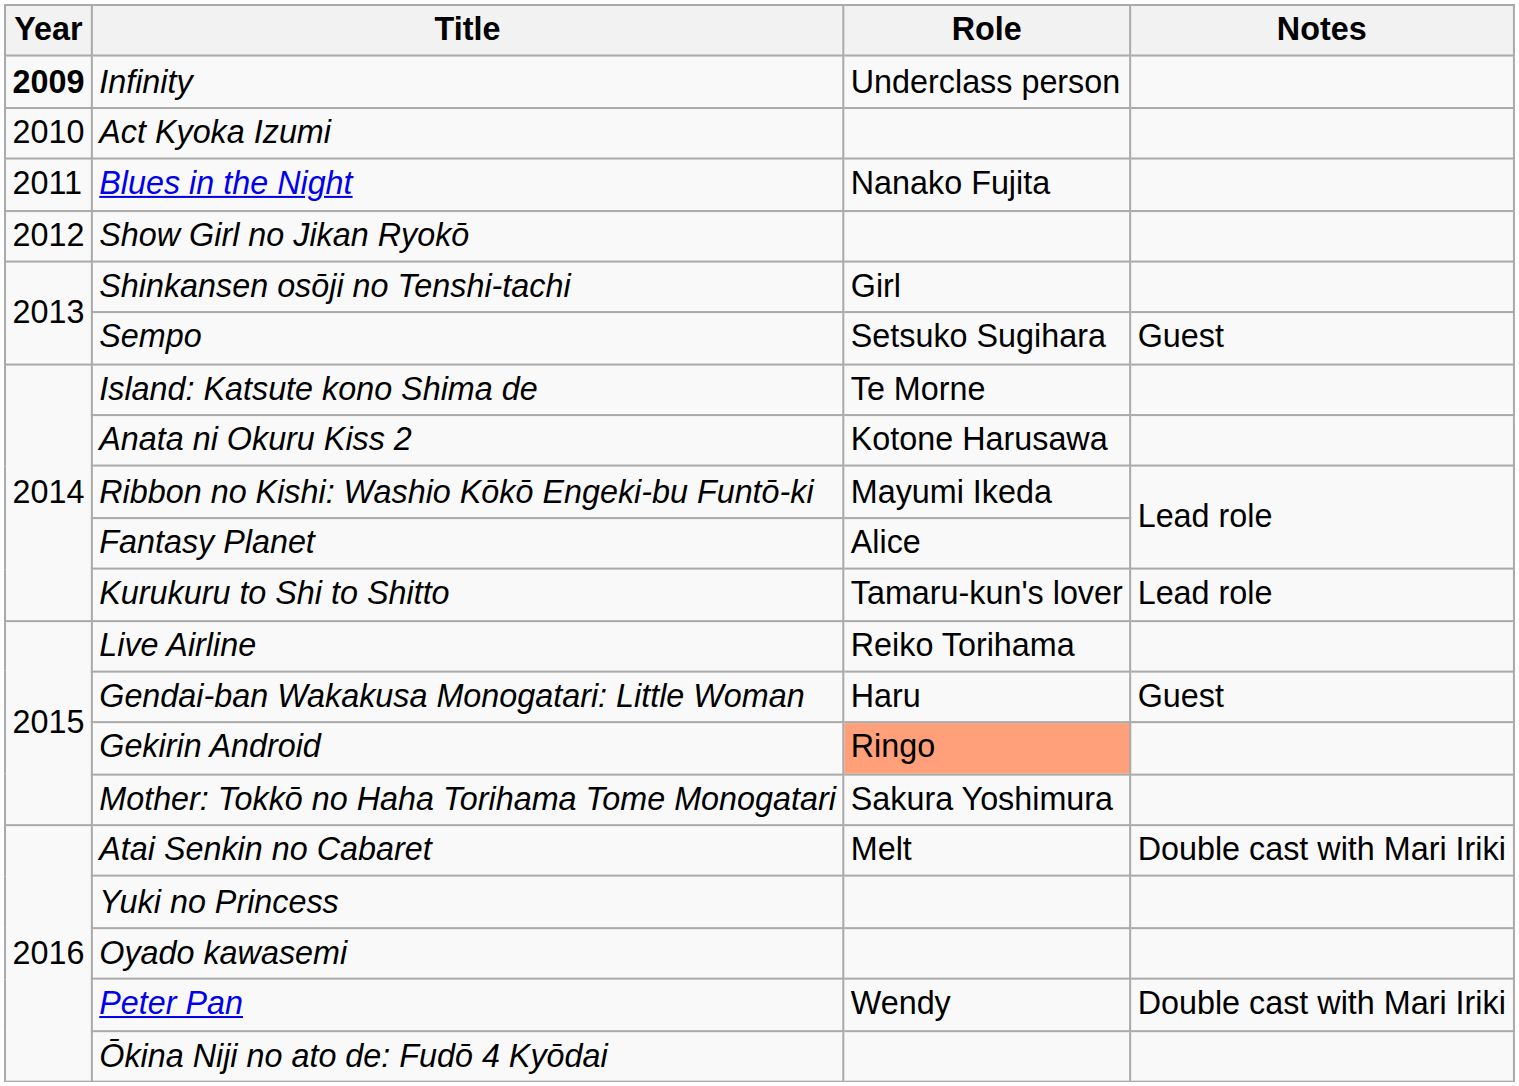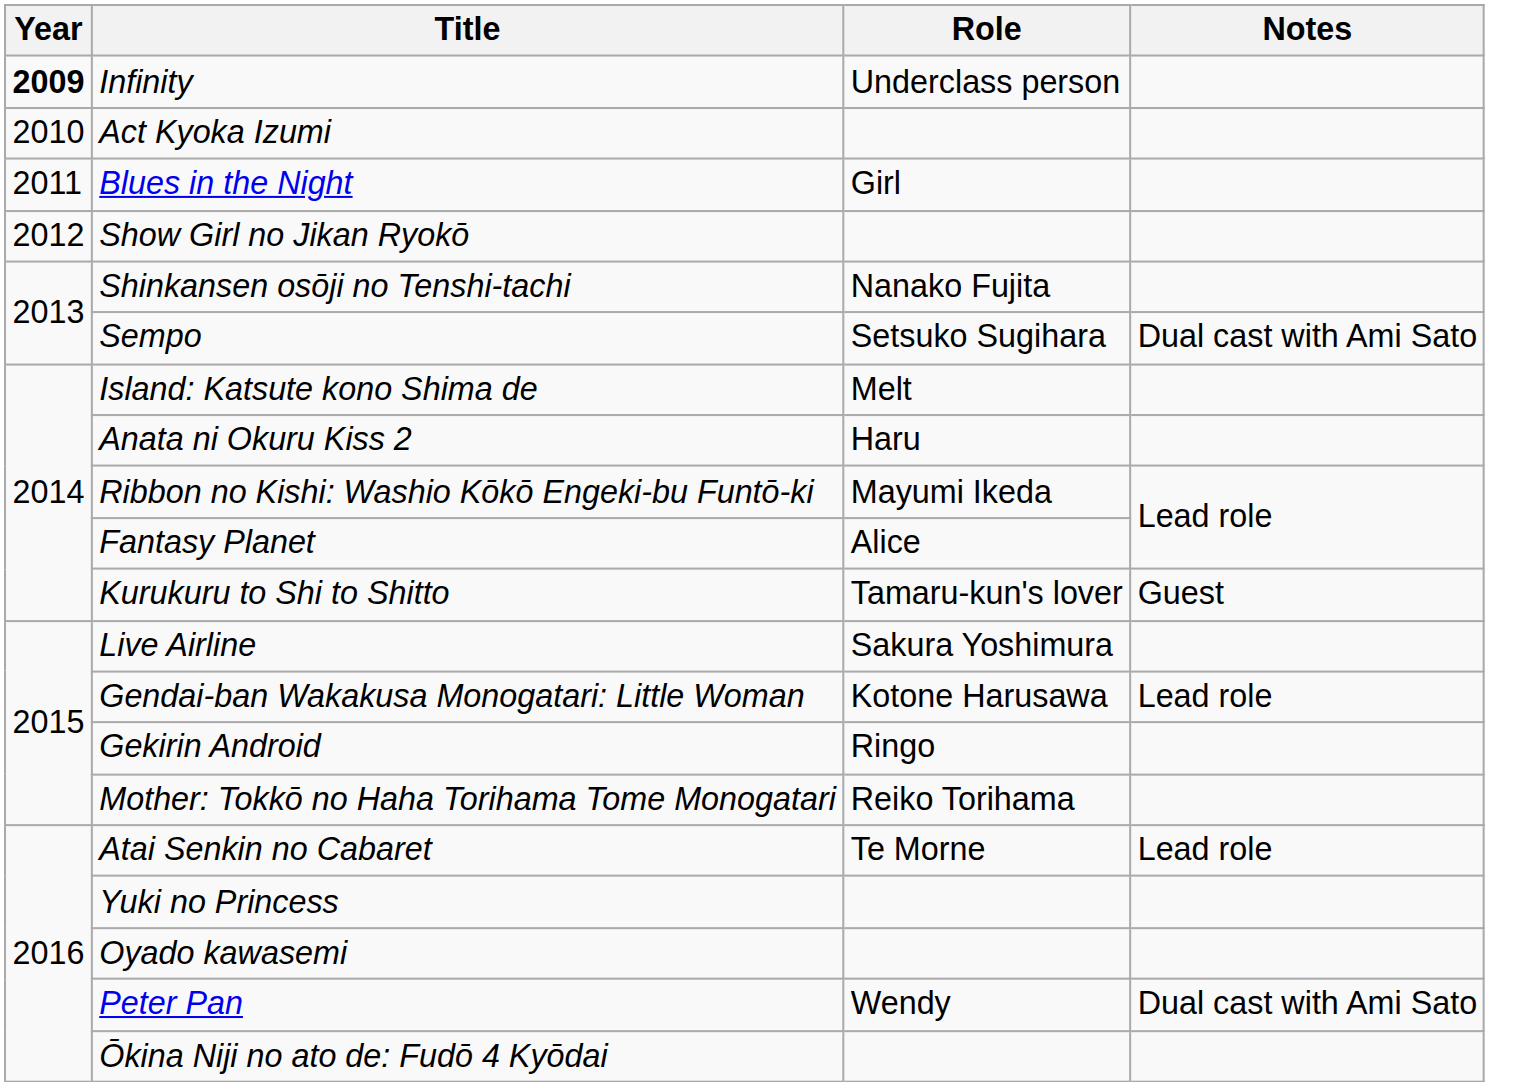(950, 183) Nanako Fujita -> (876, 183) Girl
(876, 286) Girl -> (950, 286) Nanako Fujita
(1181, 337) Guest -> (1307, 337) Dual cast with Ami Sato
(918, 388) Te Morne -> (881, 388) Melt
(979, 440) Kotone Harusawa -> (886, 440) Haru
(1205, 593) Lead role -> (1181, 593) Guest
(963, 645) Reiko Torihama -> (982, 645) Sakura Yoshimura
(886, 696) Haru -> (979, 696) Kotone Harusawa
(1181, 696) Guest -> (1205, 696) Lead role
(893, 747) lightsalmon background -> (893, 747) no background
(982, 798) Sakura Yoshimura -> (963, 798) Reiko Torihama
(881, 850) Melt -> (918, 850) Te Morne
(1322, 850) Double cast with Mari Iriki -> (1205, 850) Lead role
(1322, 1004) Double cast with Mari Iriki -> (1307, 1004) Dual cast with Ami Sato
